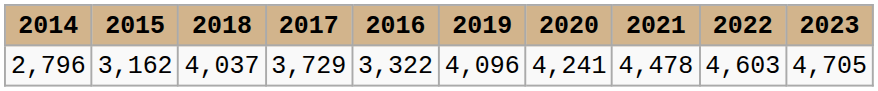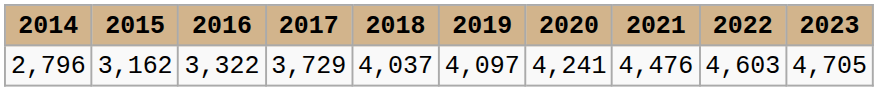columns swapped: (396, 25) <-> (222, 25)
(482, 66) 4,096 -> (482, 66) 4,097
(656, 66) 4,478 -> (656, 66) 4,476
